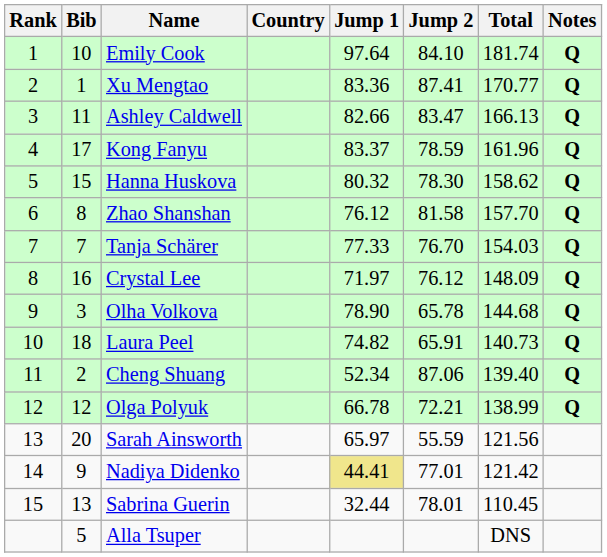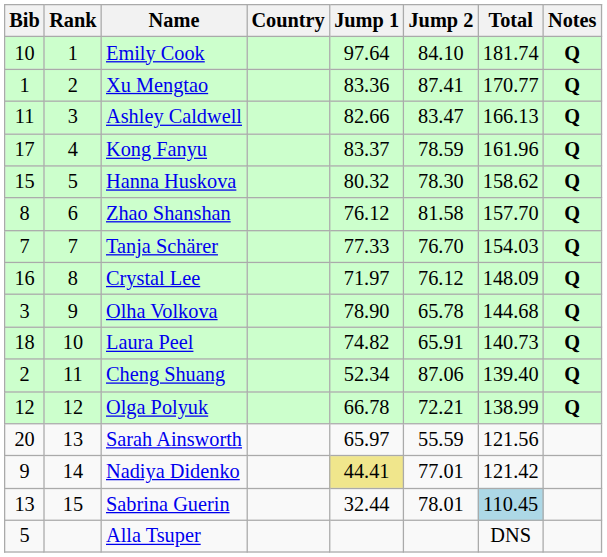columns swapped: (33, 20) <-> (81, 20)
(511, 504) no background -> (511, 504) lightblue background
